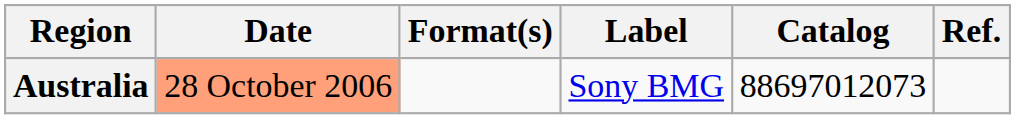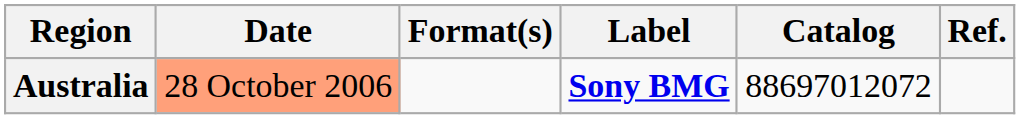(646, 85) normal -> (649, 85) bold
(833, 85) 88697012073 -> (839, 85) 88697012072
